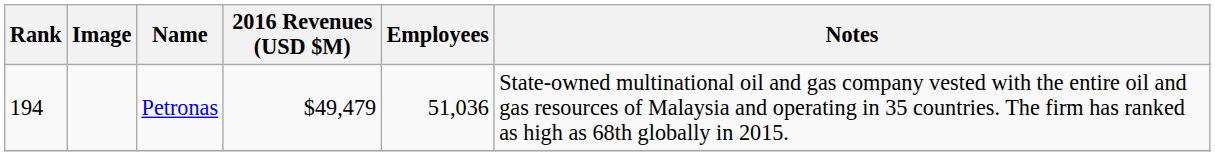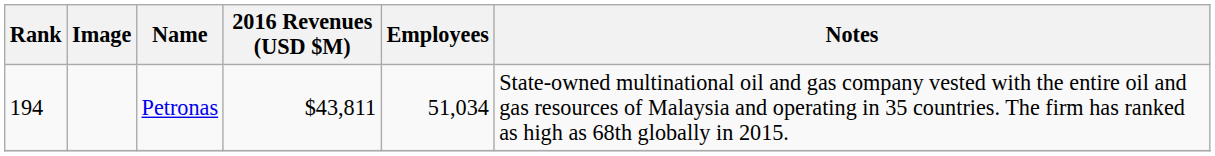(340, 107) $49,479 -> (340, 107) $43,811
(458, 107) 51,036 -> (458, 107) 51,034
